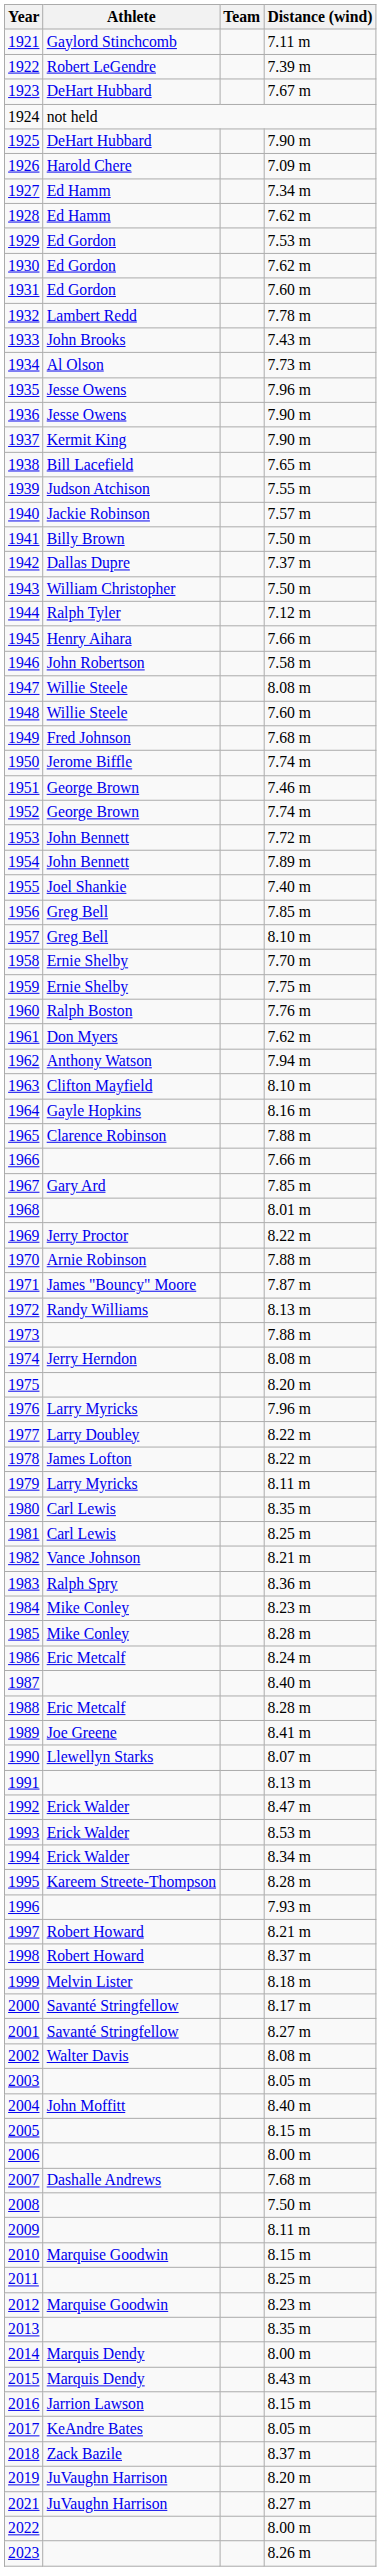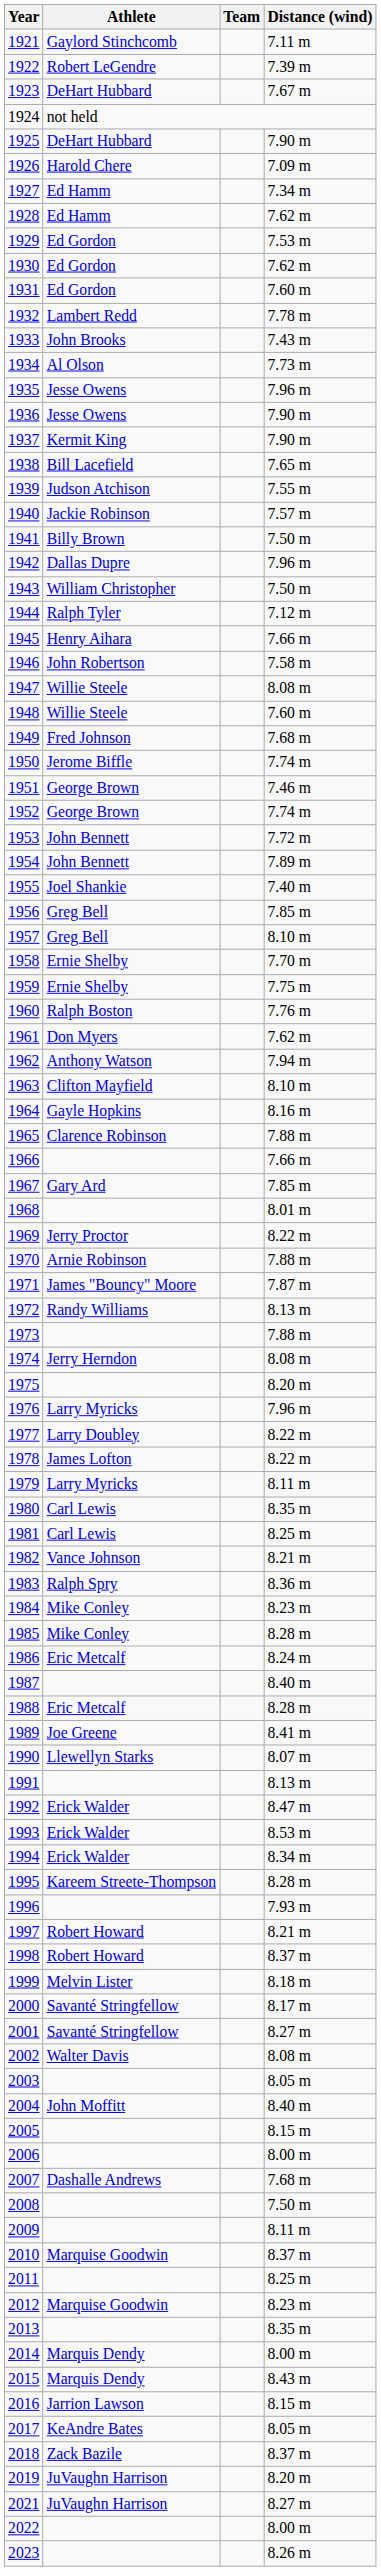(289, 564) 7.37 m -> (289, 564) 7.96 m
(289, 2255) 8.15 m -> (289, 2255) 8.37 m
